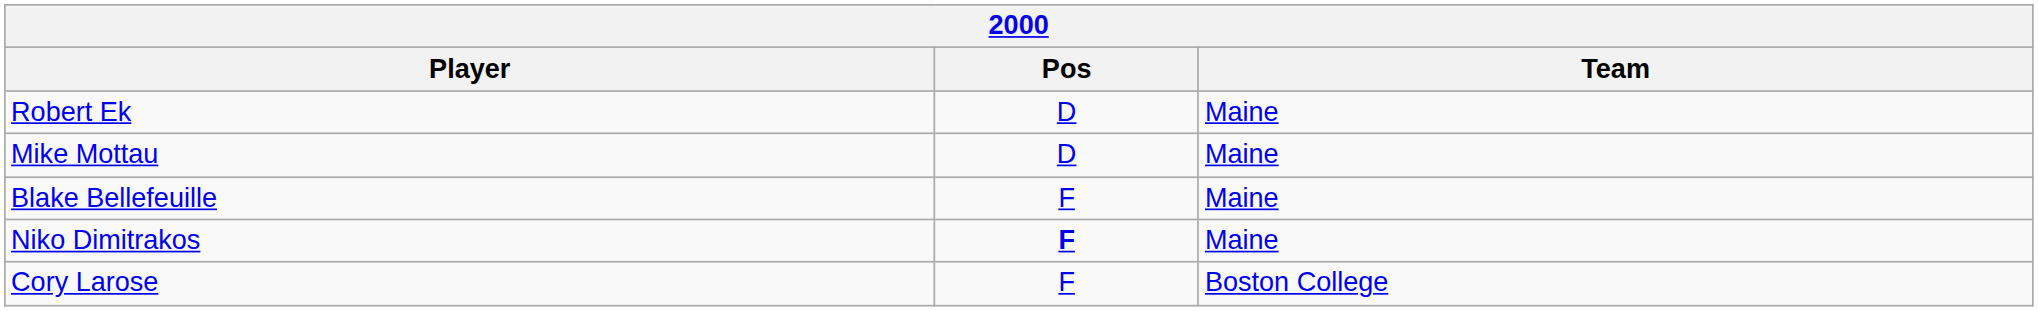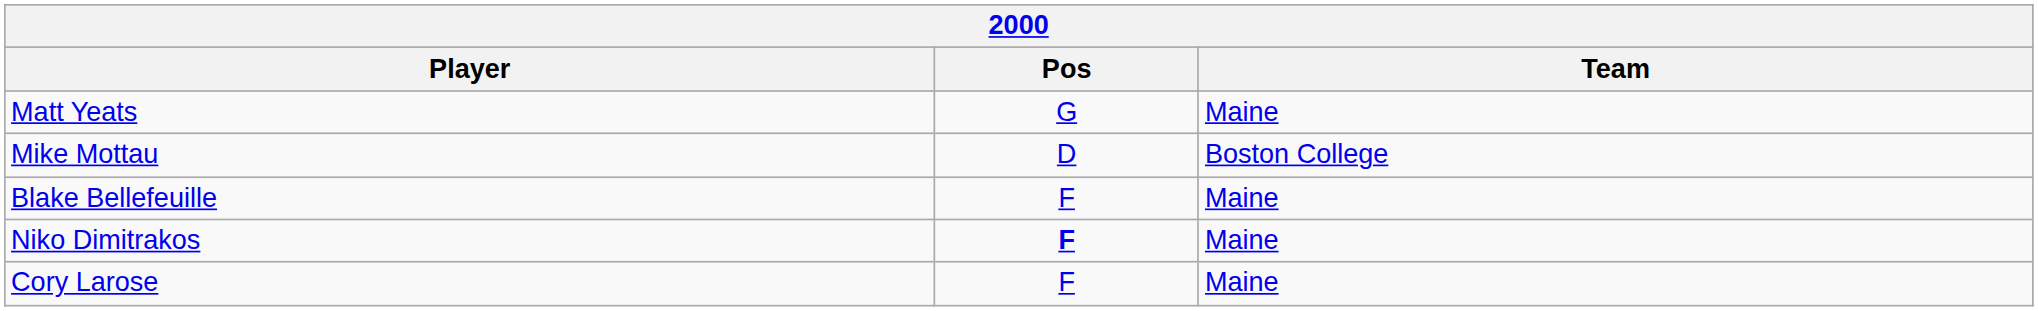+ row: (74, 111)
- row: (71, 111)
(1242, 154) Maine -> (1297, 154) Boston College
(1297, 283) Boston College -> (1242, 283) Maine
